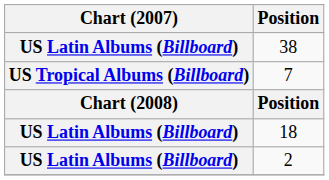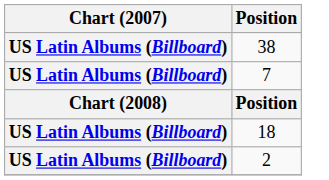(129, 75) US Tropical Albums (Billboard) -> (118, 75) US Latin Albums (Billboard)
